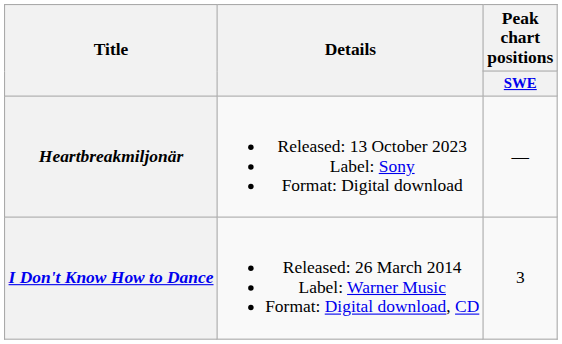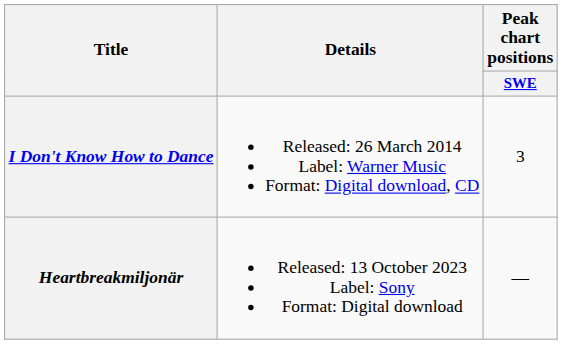rows swapped: (111, 277) <-> (111, 156)
